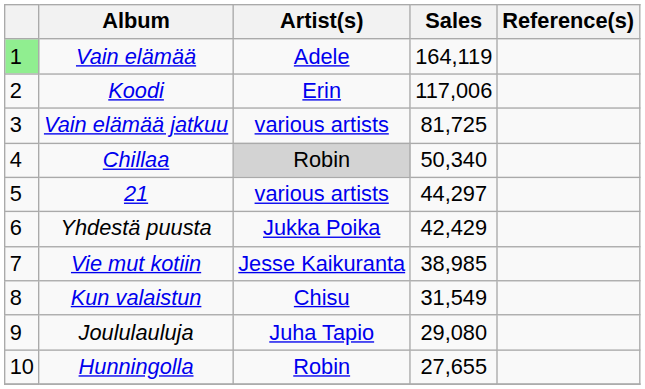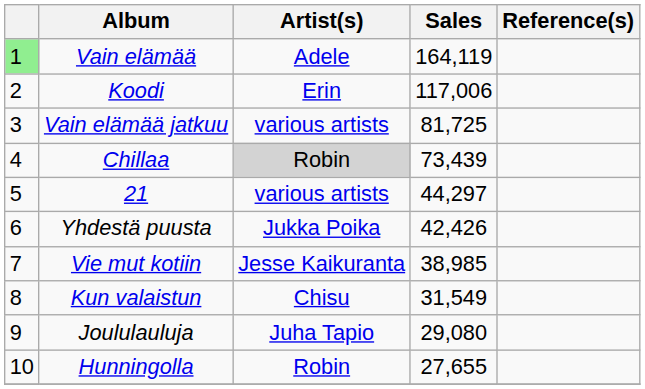(454, 159) 50,340 -> (454, 159) 73,439
(454, 228) 42,429 -> (454, 228) 42,426
